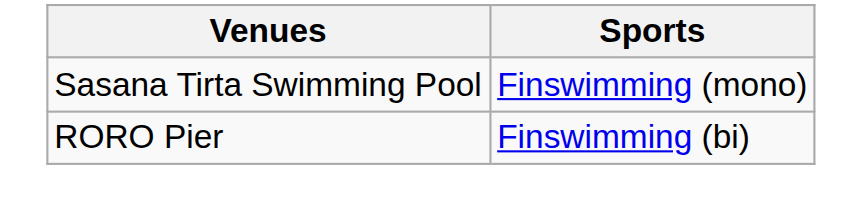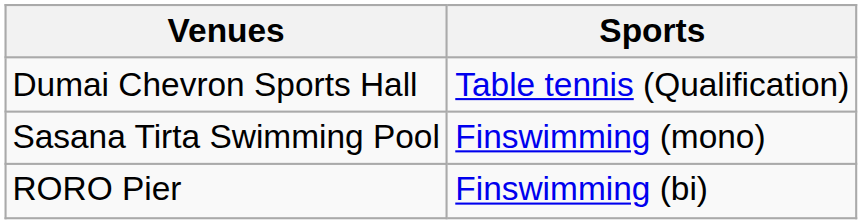+ row: (215, 84)
